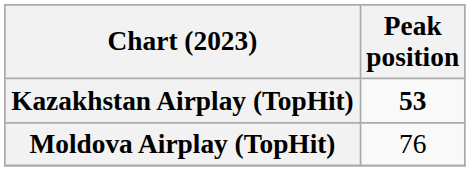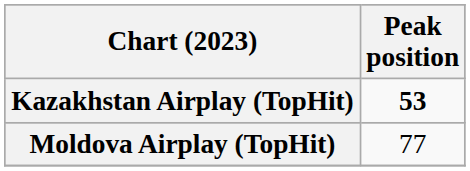(413, 143) 76 -> (413, 143) 77
